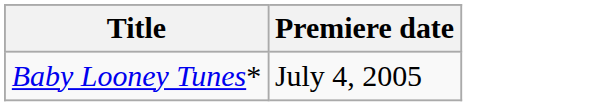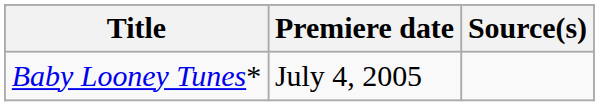+ column: (527, 28)
